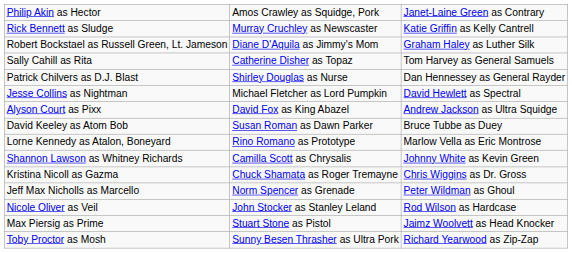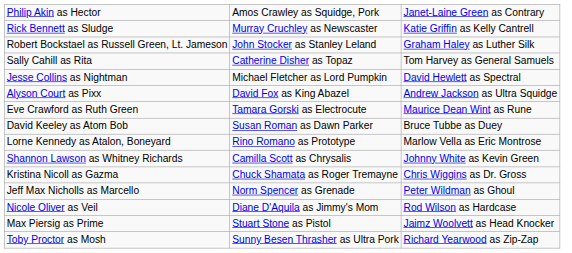(305, 45) Diane D'Aquila as Jimmy's Mom -> (304, 45) John Stocker as Stanley Leland
- row: (72, 77)
+ row: (72, 110)
(304, 207) John Stocker as Stanley Leland -> (305, 207) Diane D'Aquila as Jimmy's Mom
